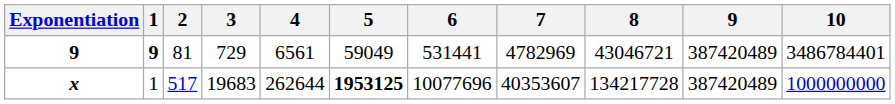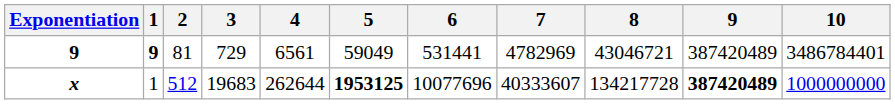(182, 83) 517 -> (182, 83) 512
(541, 83) 40353607 -> (541, 83) 40333607
(732, 83) normal -> (732, 83) bold
